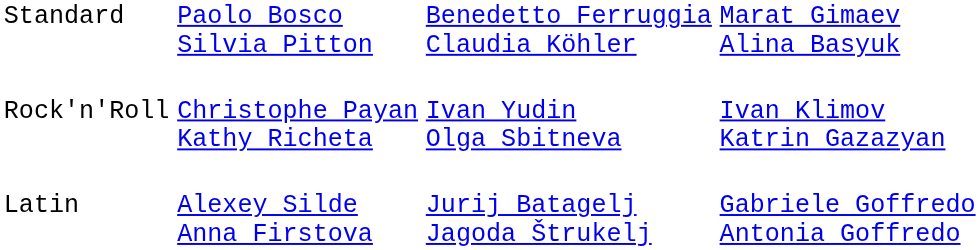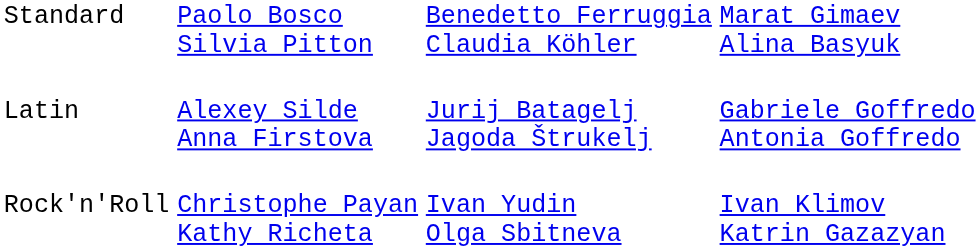rows swapped: (41, 205) <-> (87, 111)
